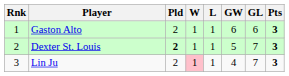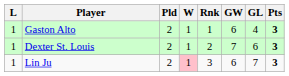columns swapped: (16, 12) <-> (213, 12)
(255, 29) 6 -> (255, 29) 4
(176, 46) bold -> (169, 46) normal
(234, 46) 5 -> (234, 46) 7
(255, 46) 7 -> (255, 46) 6
(234, 63) 4 -> (234, 63) 6
